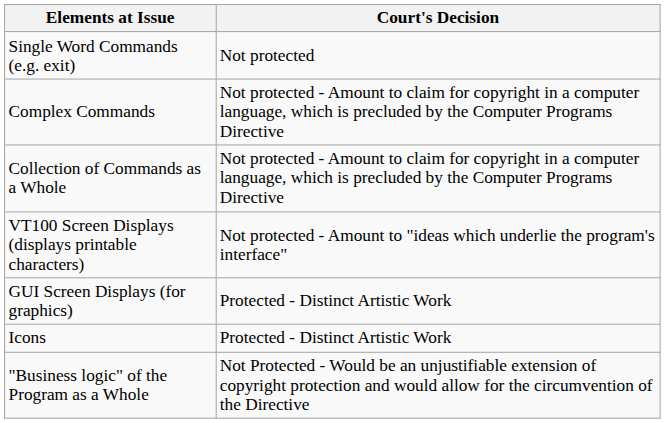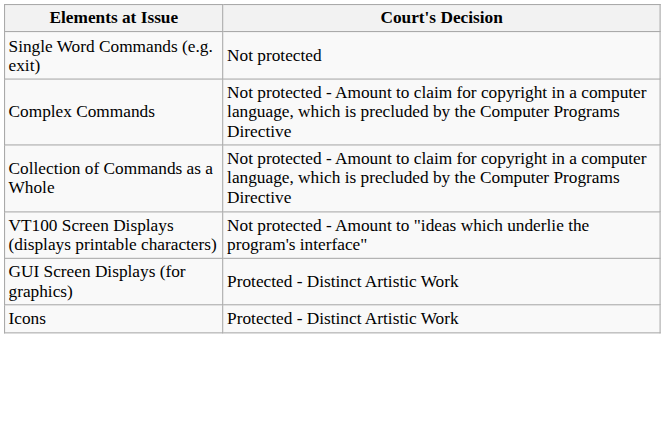- row: (88, 384)
